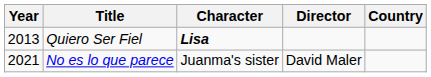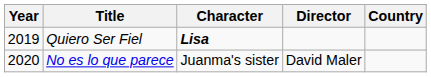(24, 39) 2013 -> (24, 39) 2019
(24, 61) 2021 -> (24, 61) 2020
